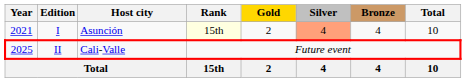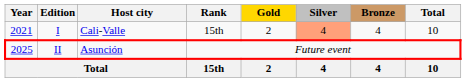(101, 30) Asunción -> (103, 30) Cali-Valle
(214, 30) lightyellow background -> (214, 30) no background
(103, 49) Cali-Valle -> (101, 49) Asunción
